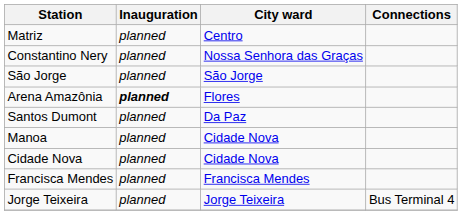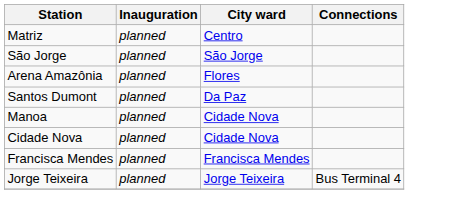- row: (57, 55)
(144, 96) bold -> (142, 76) normal
